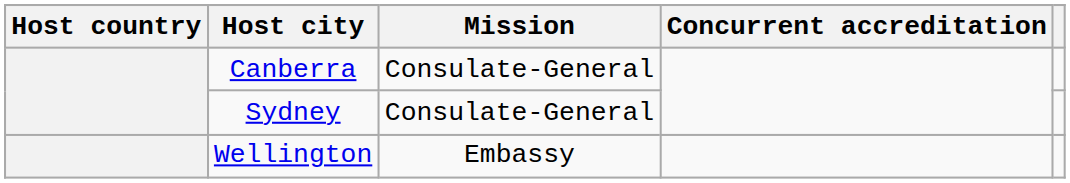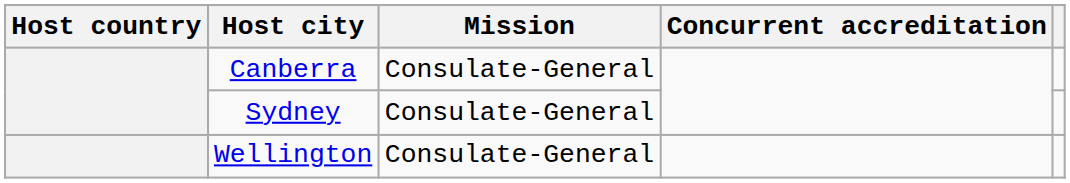(519, 156) Embassy -> (519, 156) Consulate-General
